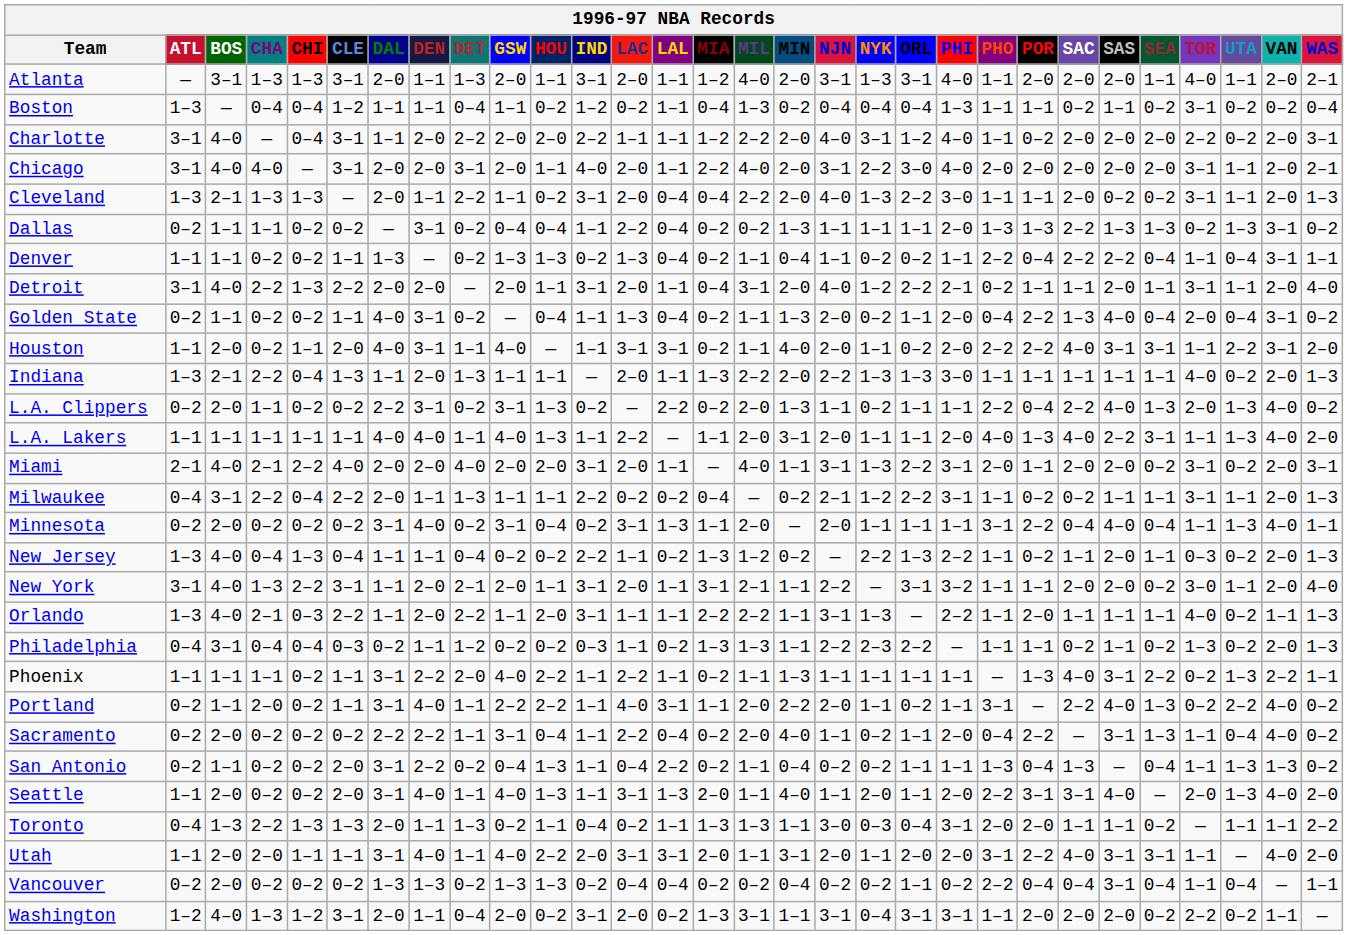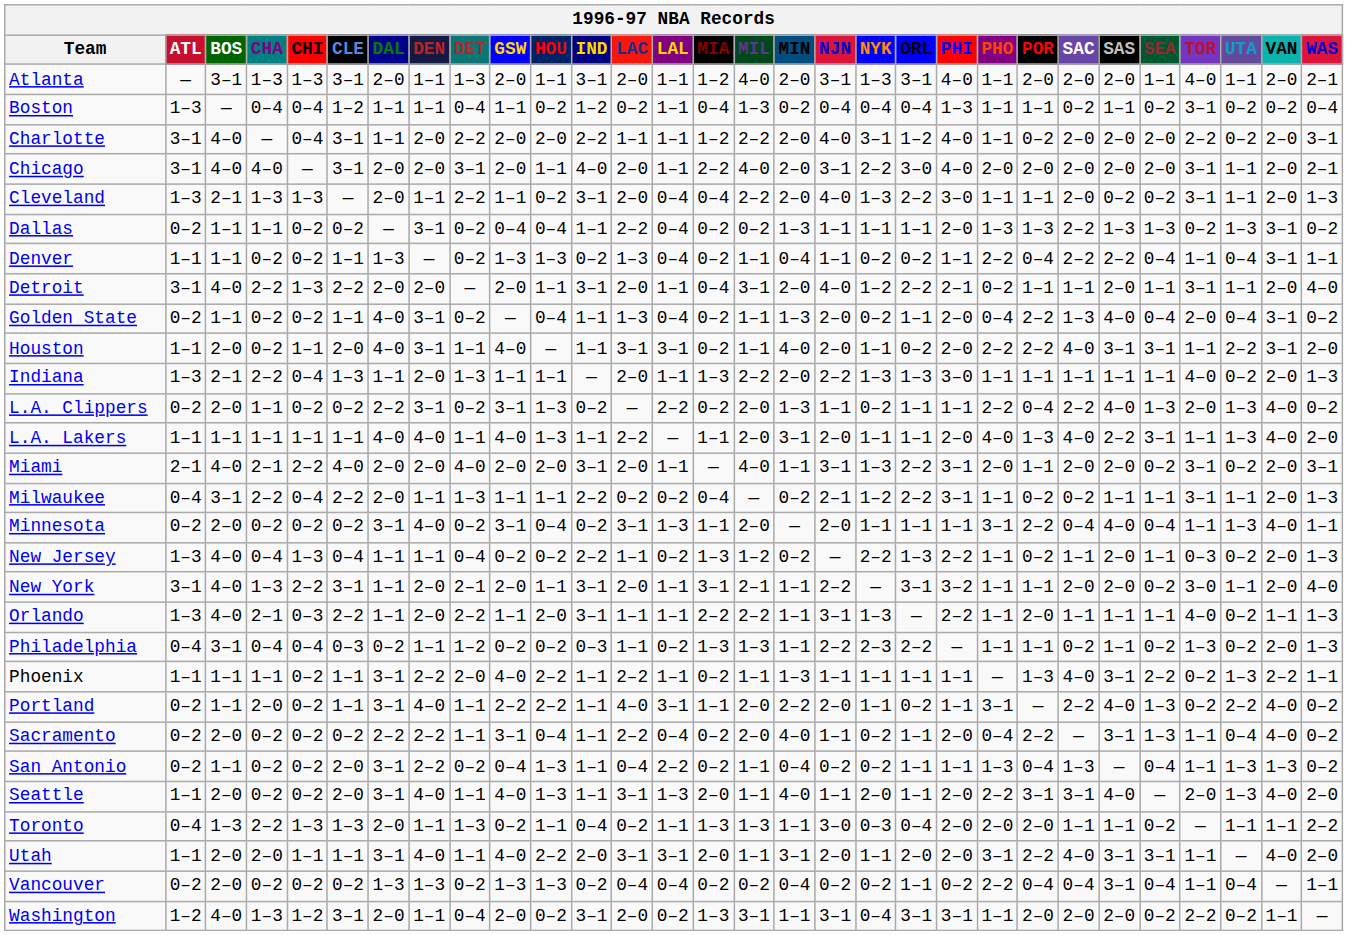(957, 826) 3–1 -> (957, 826) 2–0
